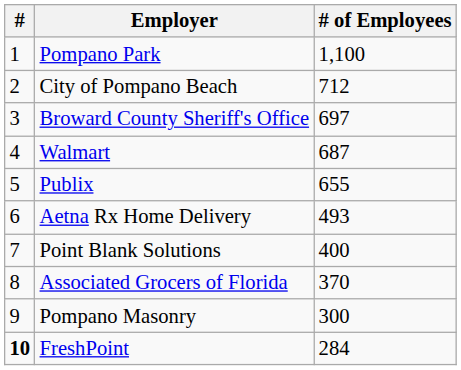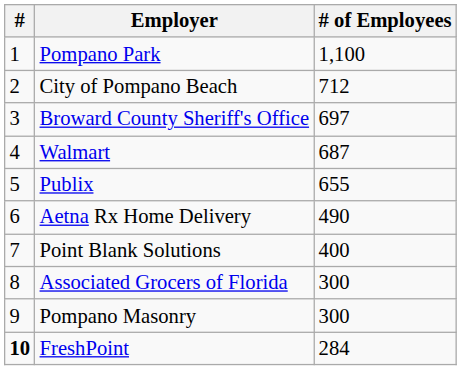(334, 217) 493 -> (334, 217) 490
(334, 282) 370 -> (334, 282) 300
